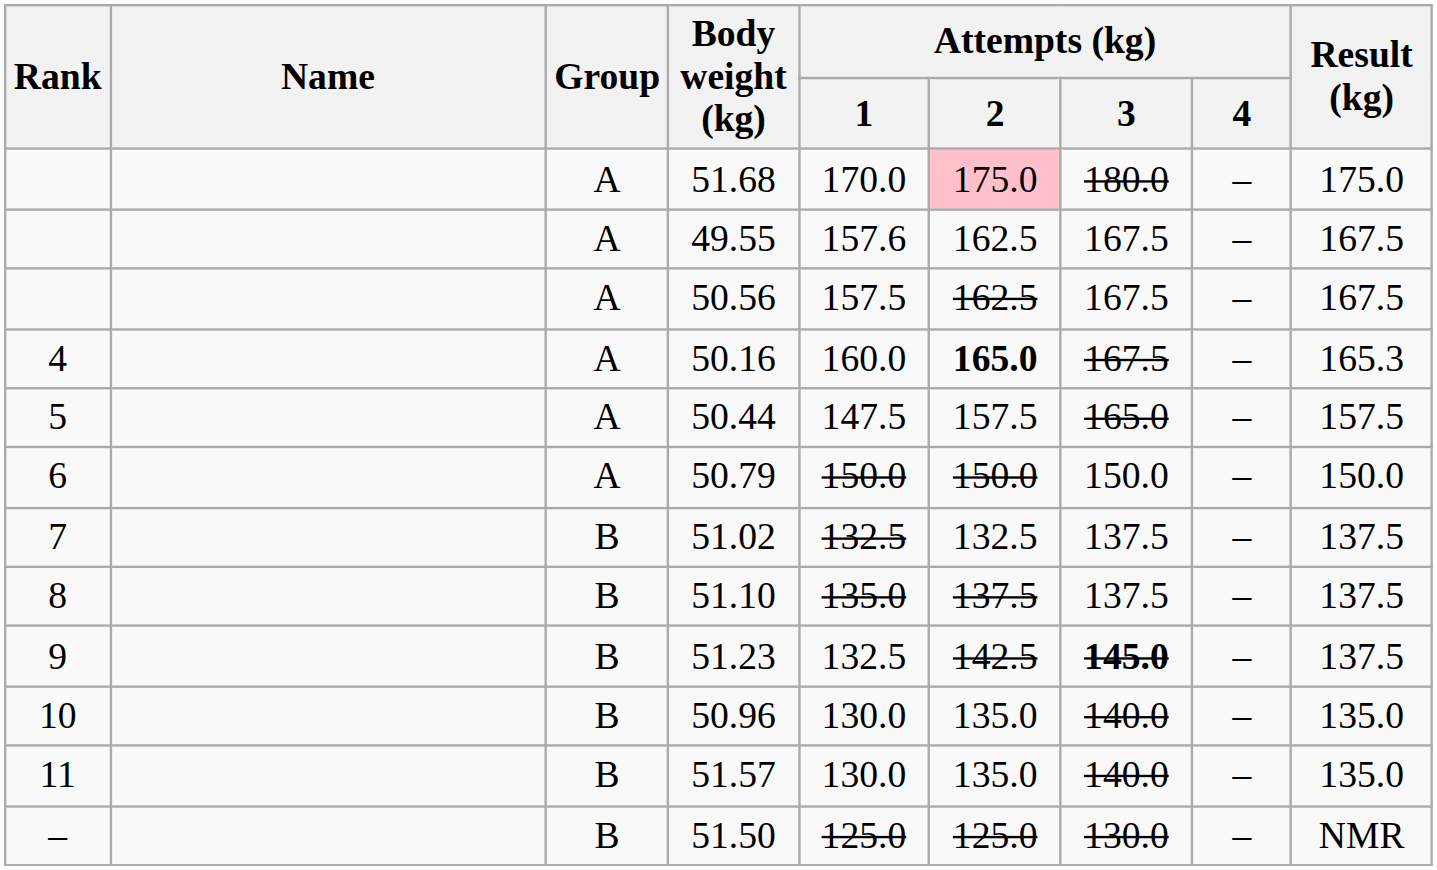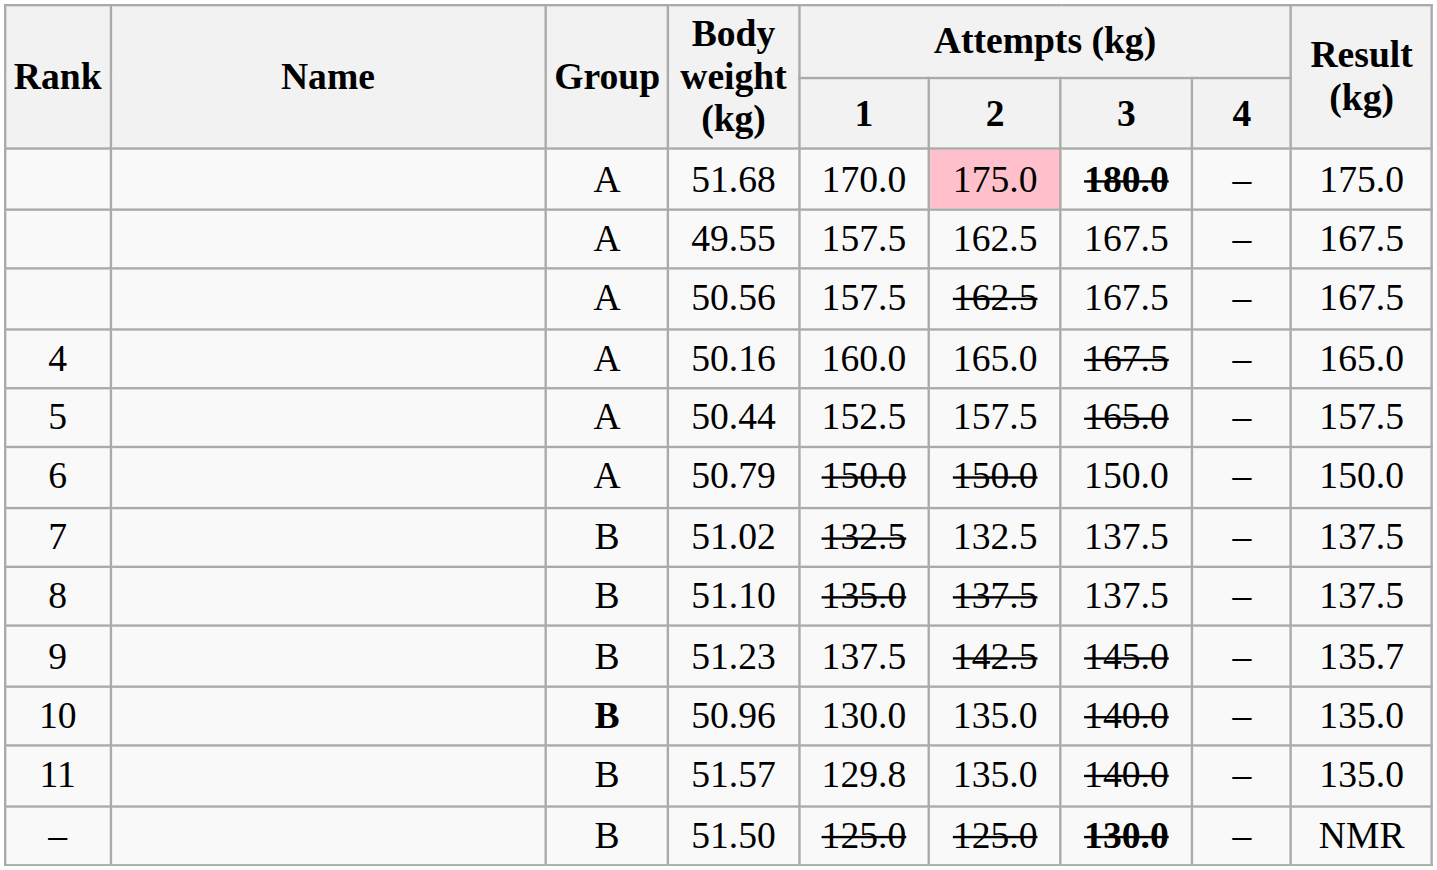(1126, 178) normal -> (1126, 178) bold
(864, 238) 157.6 -> (864, 238) 157.5
(995, 357) bold -> (995, 357) normal
(1362, 357) 165.3 -> (1362, 357) 165.0
(864, 417) 147.5 -> (864, 417) 152.5
(864, 655) 132.5 -> (864, 655) 137.5
(1126, 655) bold -> (1126, 655) normal
(1362, 655) 137.5 -> (1362, 655) 135.7
(607, 715) normal -> (607, 715) bold
(864, 774) 130.0 -> (864, 774) 129.8
(1126, 834) normal -> (1126, 834) bold
